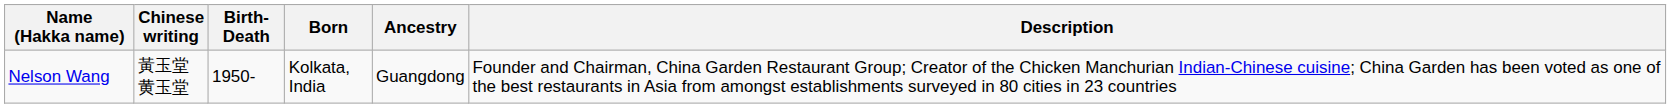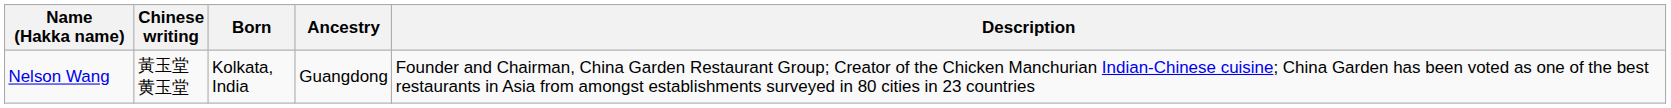- column: (246, 27)
